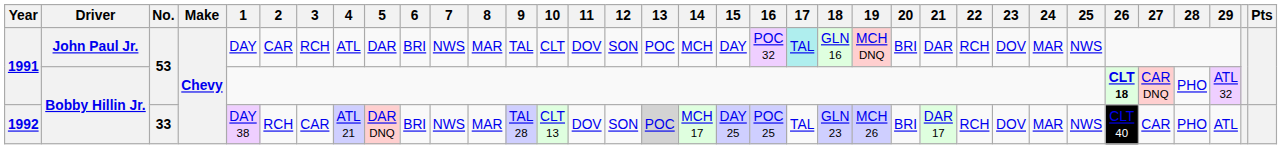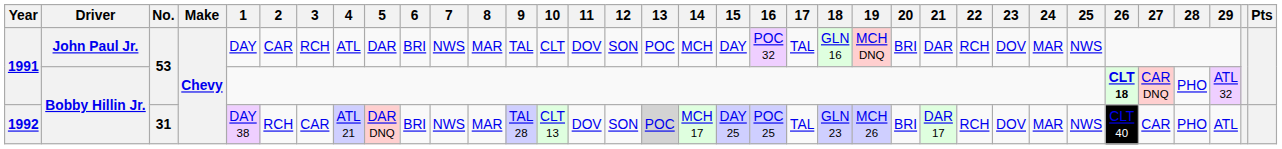(802, 47) paleturquoise background -> (802, 47) no background
(163, 124) 33 -> (163, 124) 31
